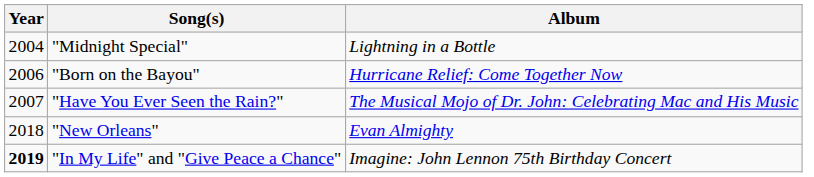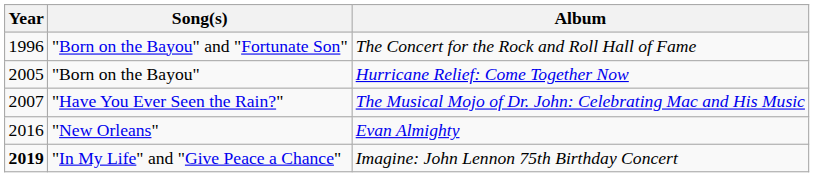+ row: (200, 46)
- row: (120, 46)
(26, 74) 2006 -> (26, 74) 2005
(26, 130) 2018 -> (26, 130) 2016
